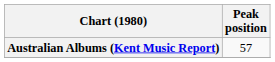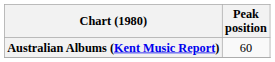(246, 47) 57 -> (246, 47) 60
